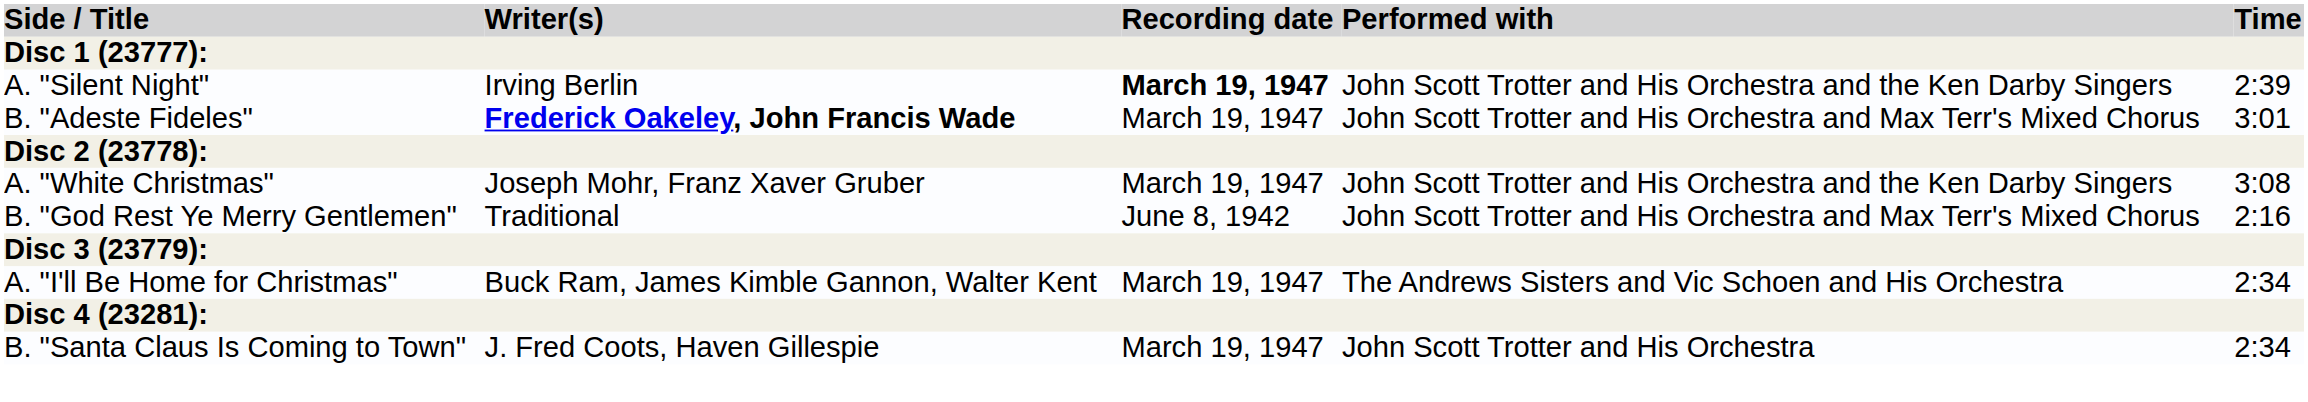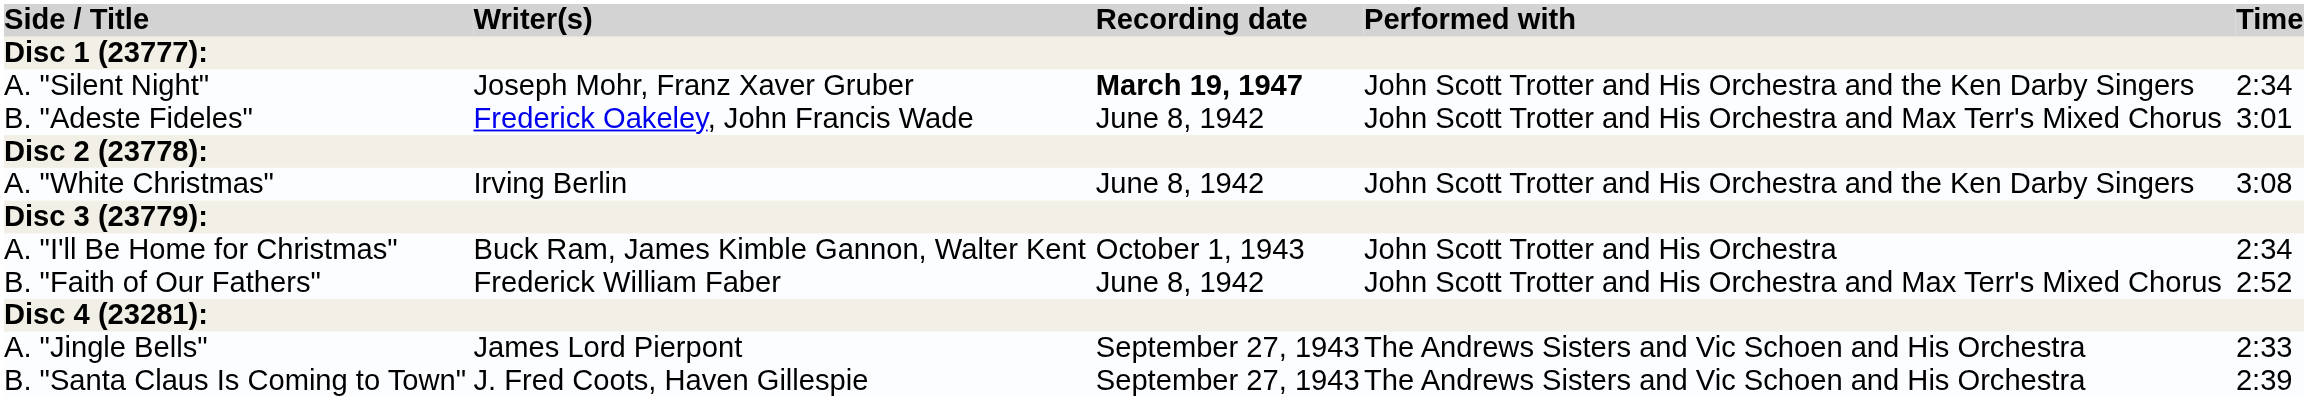(561, 85) Irving Berlin -> (694, 85) Joseph Mohr, Franz Xaver Gruber
(2263, 85) 2:39 -> (2264, 85) 2:34
(750, 118) bold -> (724, 118) normal
(1223, 118) March 19, 1947 -> (1180, 118) June 8, 1942
(705, 183) Joseph Mohr, Franz Xaver Gruber -> (550, 183) Irving Berlin
(1223, 183) March 19, 1947 -> (1180, 183) June 8, 1942
- row: (230, 216)
(1223, 282) March 19, 1947 -> (1200, 249) October 1, 1943
(1703, 282) The Andrews Sisters and Vic Schoen and His Orchestra -> (1600, 249) John Scott Trotter and His Orchestra
+ row: (162, 282)
+ row: (106, 347)
(1223, 347) March 19, 1947 -> (1228, 380) September 27, 1943
(1578, 347) John Scott Trotter and His Orchestra -> (1725, 380) The Andrews Sisters and Vic Schoen and His Orchestra
(2263, 347) 2:34 -> (2264, 380) 2:39
